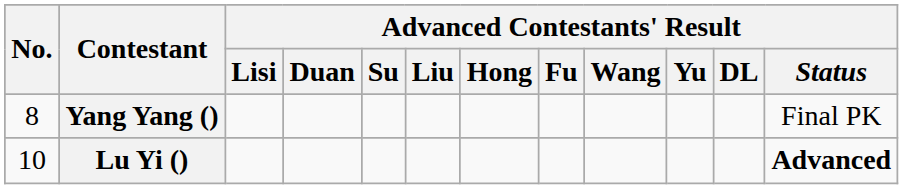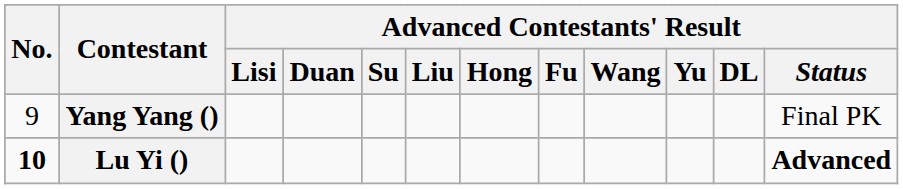(32, 115) 8 -> (32, 115) 9
(32, 159) normal -> (32, 159) bold
